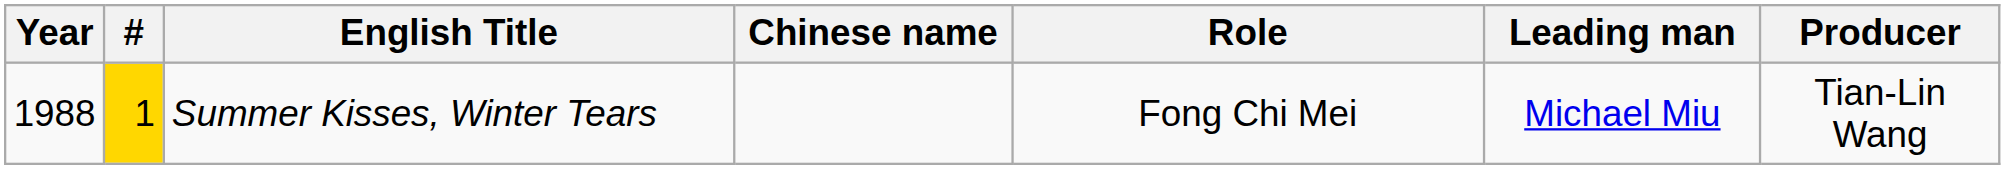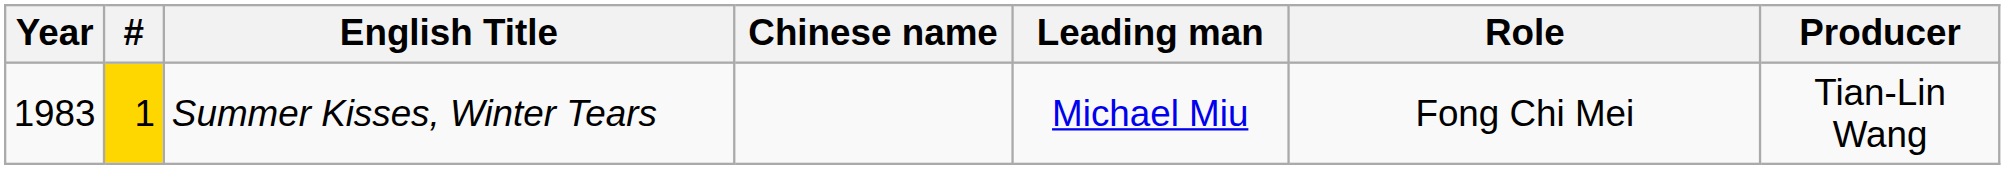columns swapped: (1248, 33) <-> (1622, 33)
(55, 112) 1988 -> (55, 112) 1983
